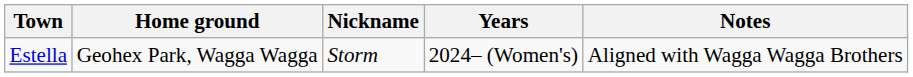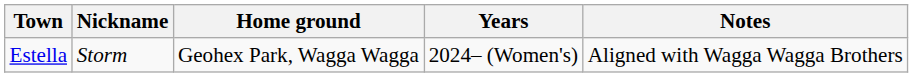columns swapped: (373, 21) <-> (197, 21)
